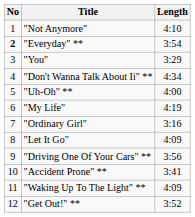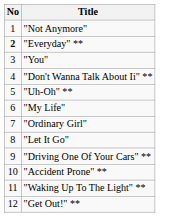- column: (172, 12)
